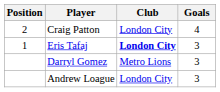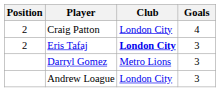(25, 45) 1 -> (25, 45) 2
